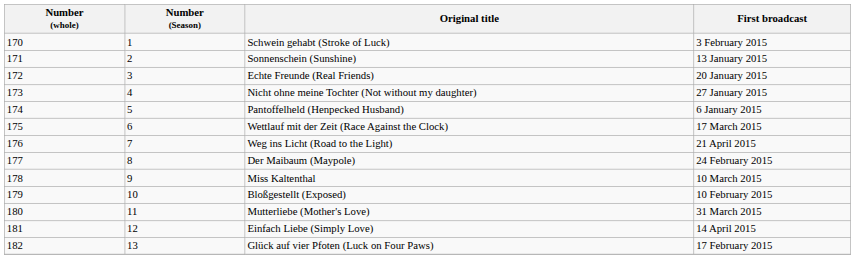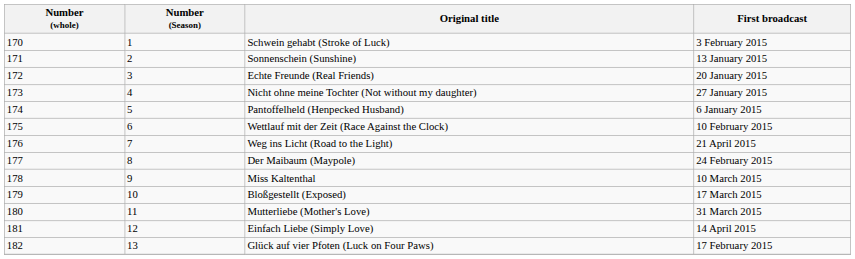(729, 127) 17 March 2015 -> (734, 127) 10 February 2015
(734, 195) 10 February 2015 -> (729, 195) 17 March 2015
